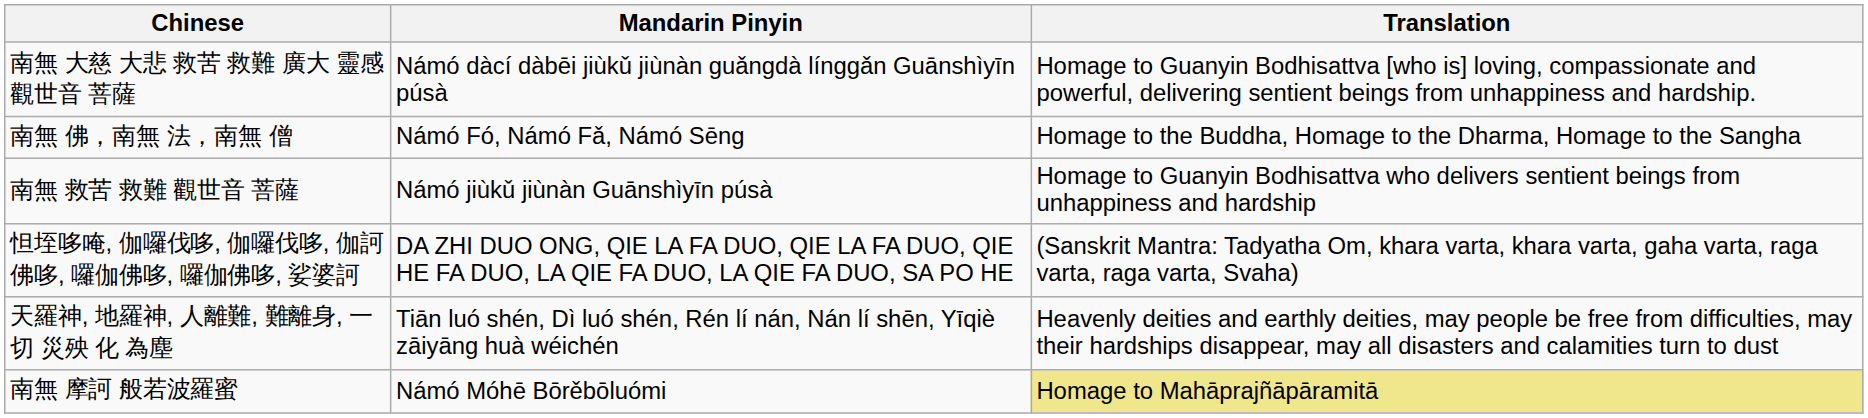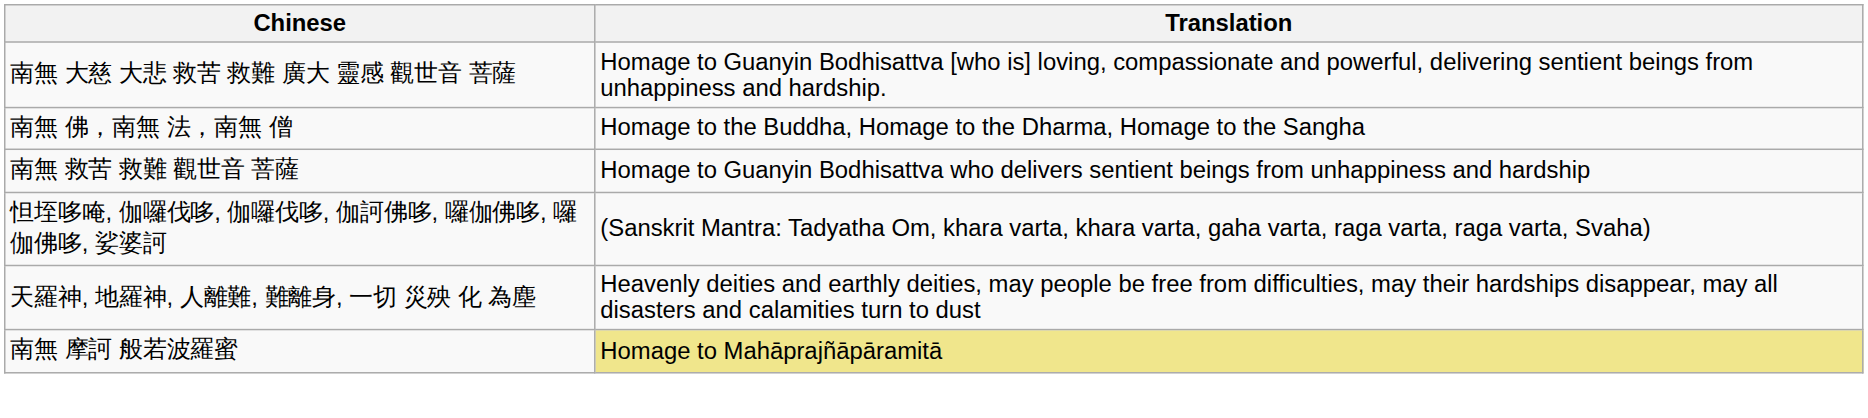- column: (711, 23)
